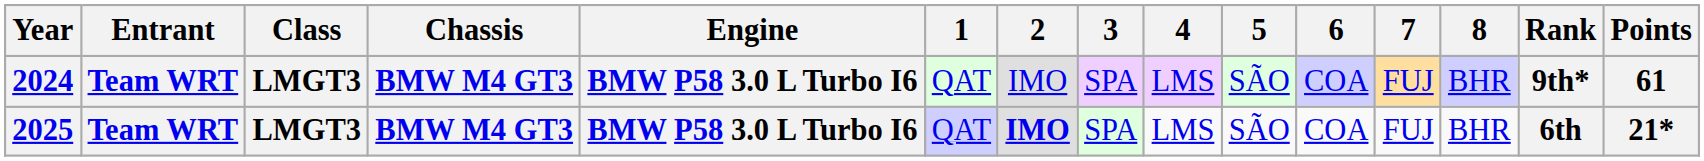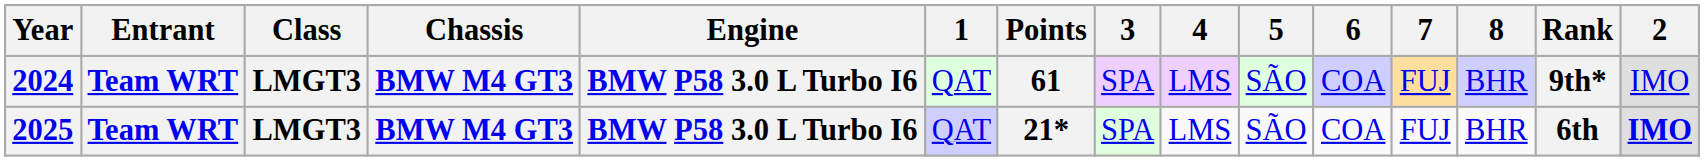columns swapped: (1038, 30) <-> (1651, 30)
